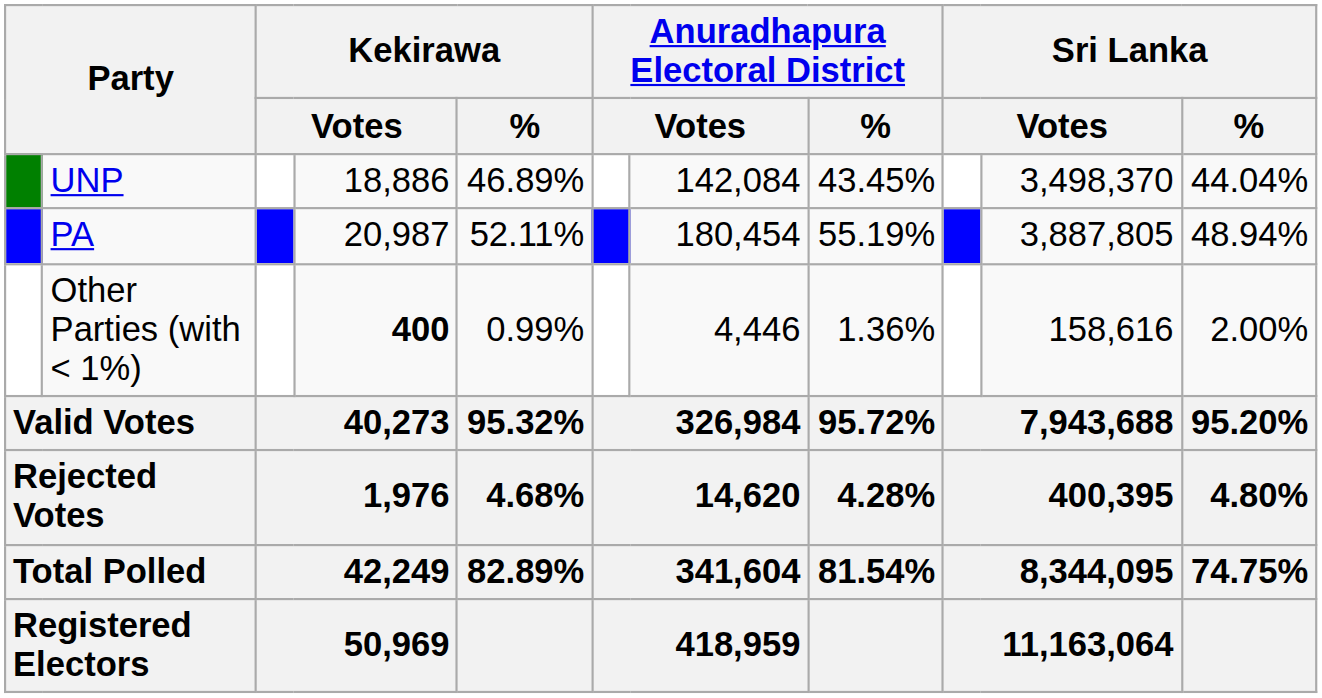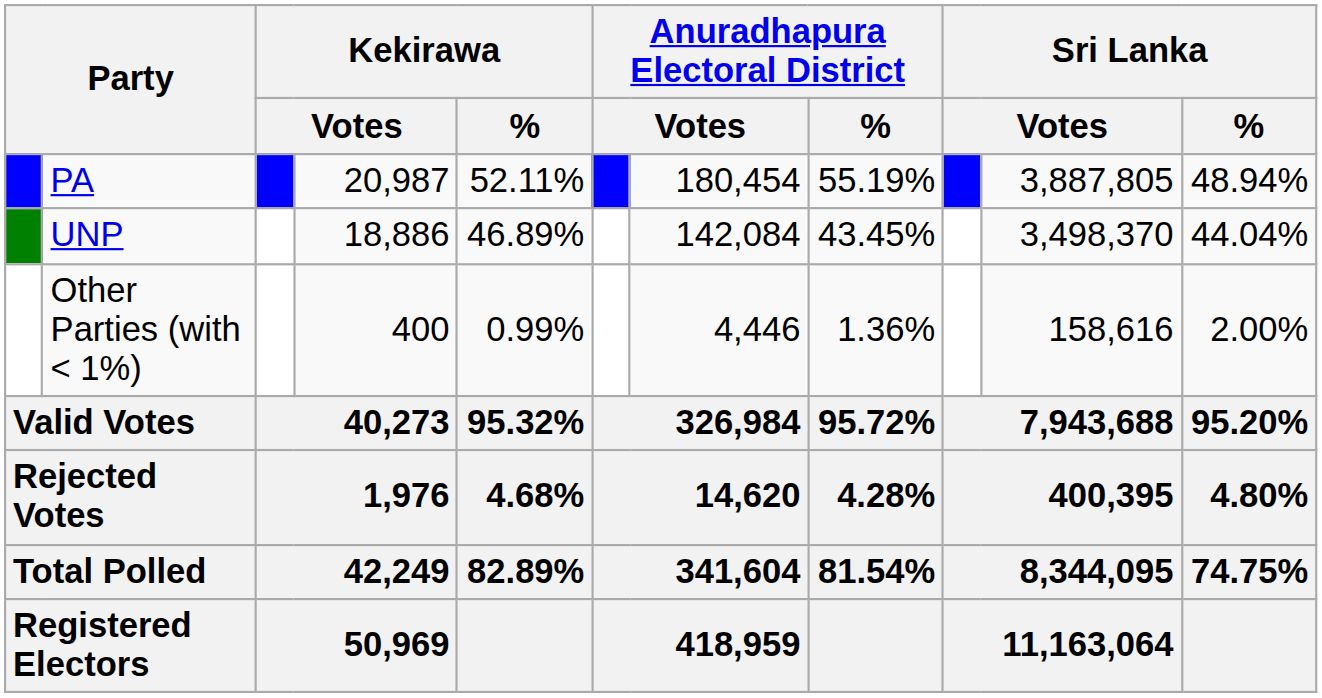rows swapped: (72, 235) <-> (87, 180)
(421, 328) bold -> (421, 328) normal
